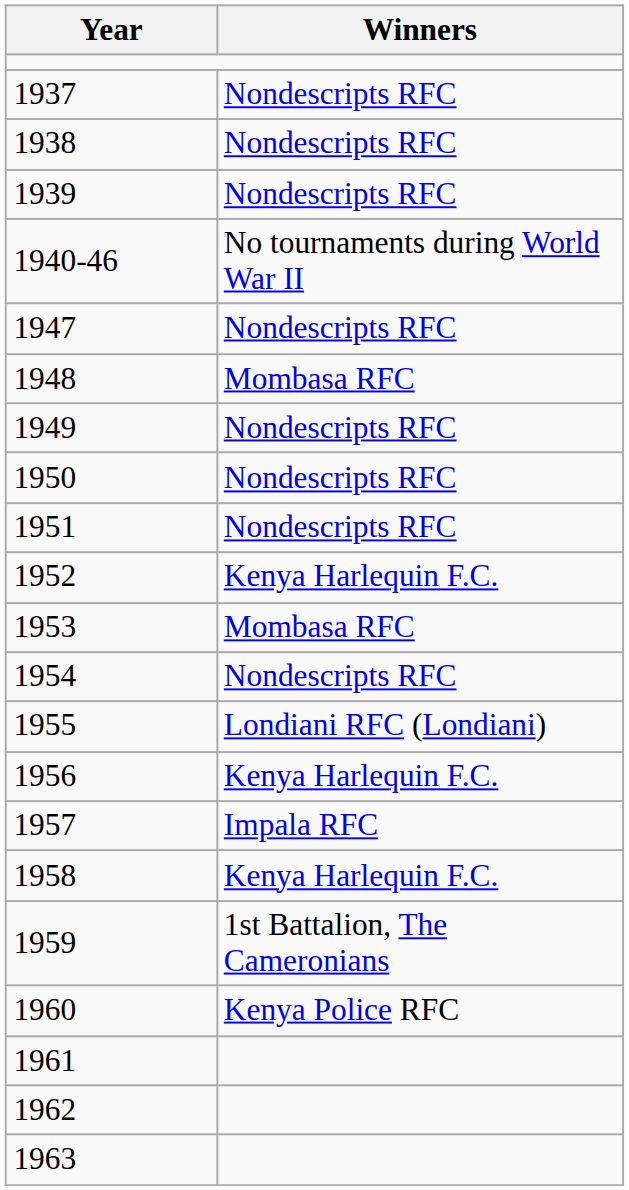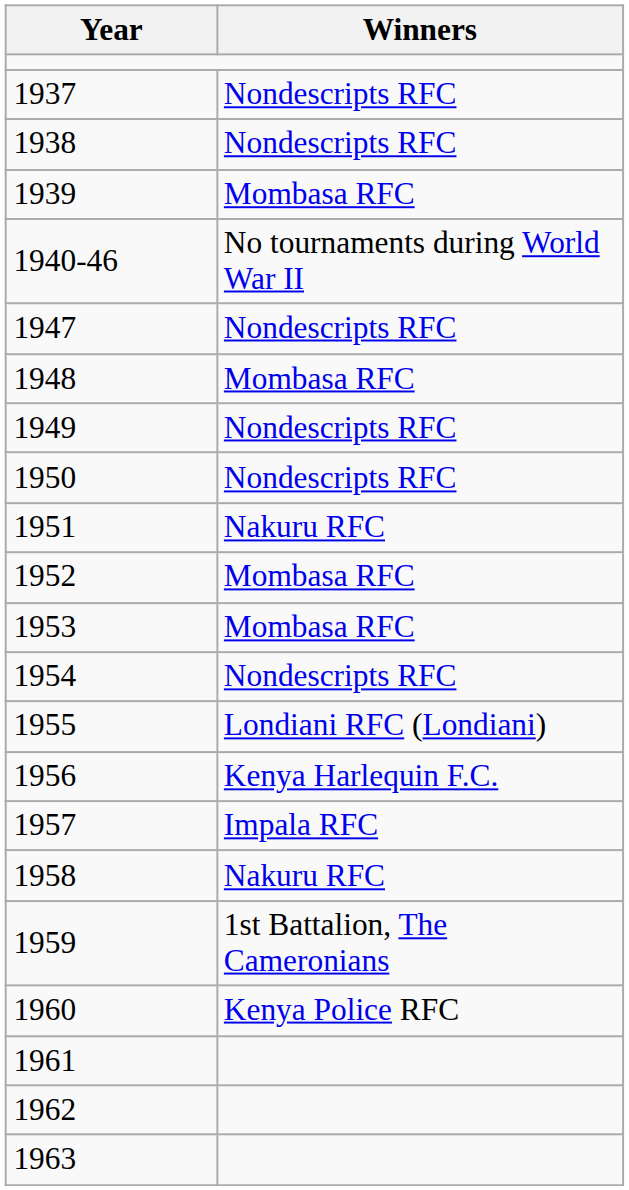(340, 193) Nondescripts RFC -> (319, 193) Mombasa RFC
(340, 527) Nondescripts RFC -> (304, 527) Nakuru RFC
(361, 576) Kenya Harlequin F.C. -> (319, 576) Mombasa RFC
(361, 875) Kenya Harlequin F.C. -> (304, 875) Nakuru RFC
